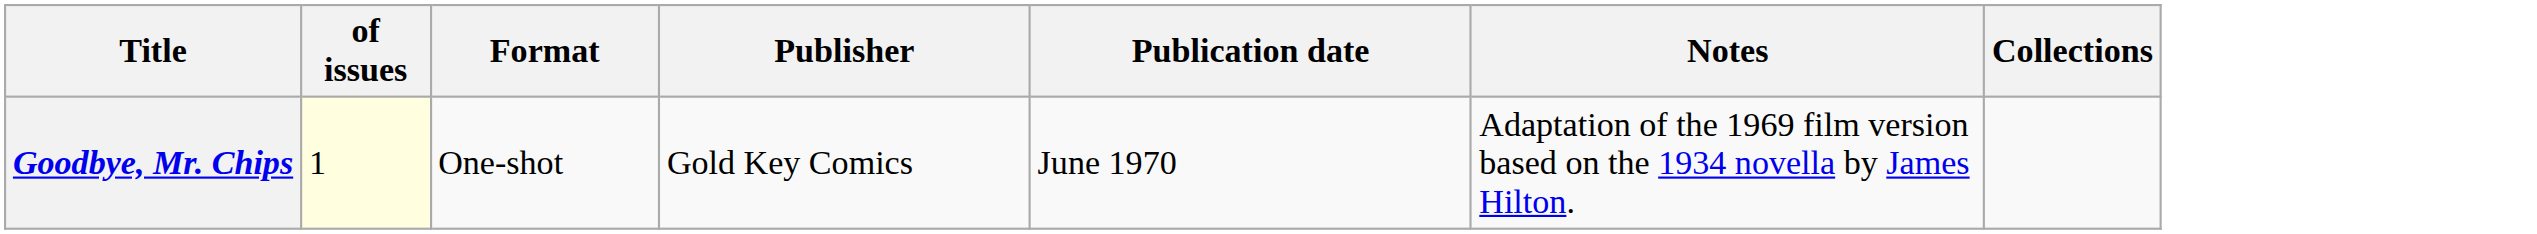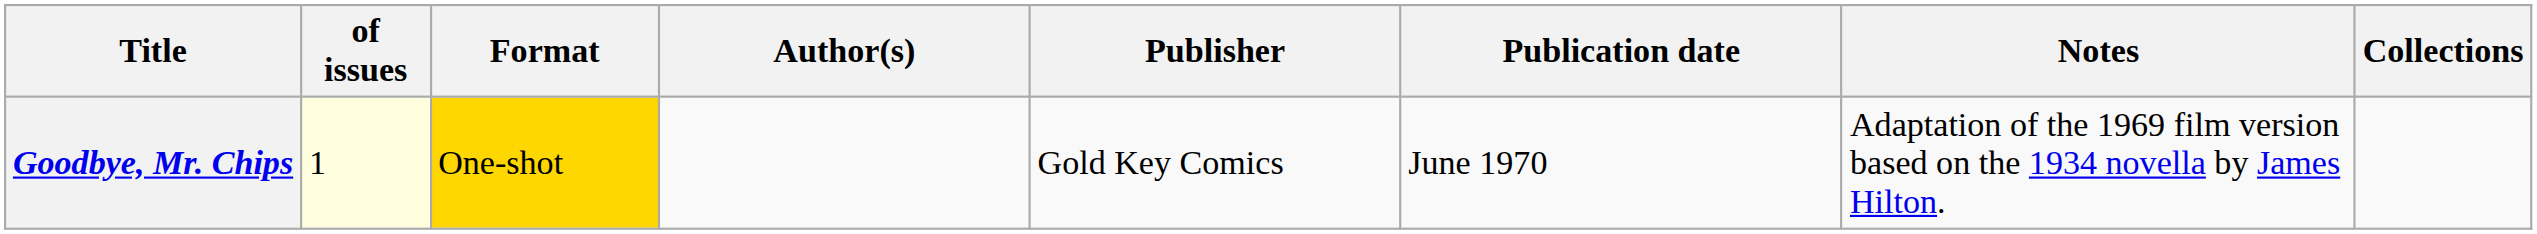+ column: (844, 50)
(501, 162) no background -> (501, 162) gold background
